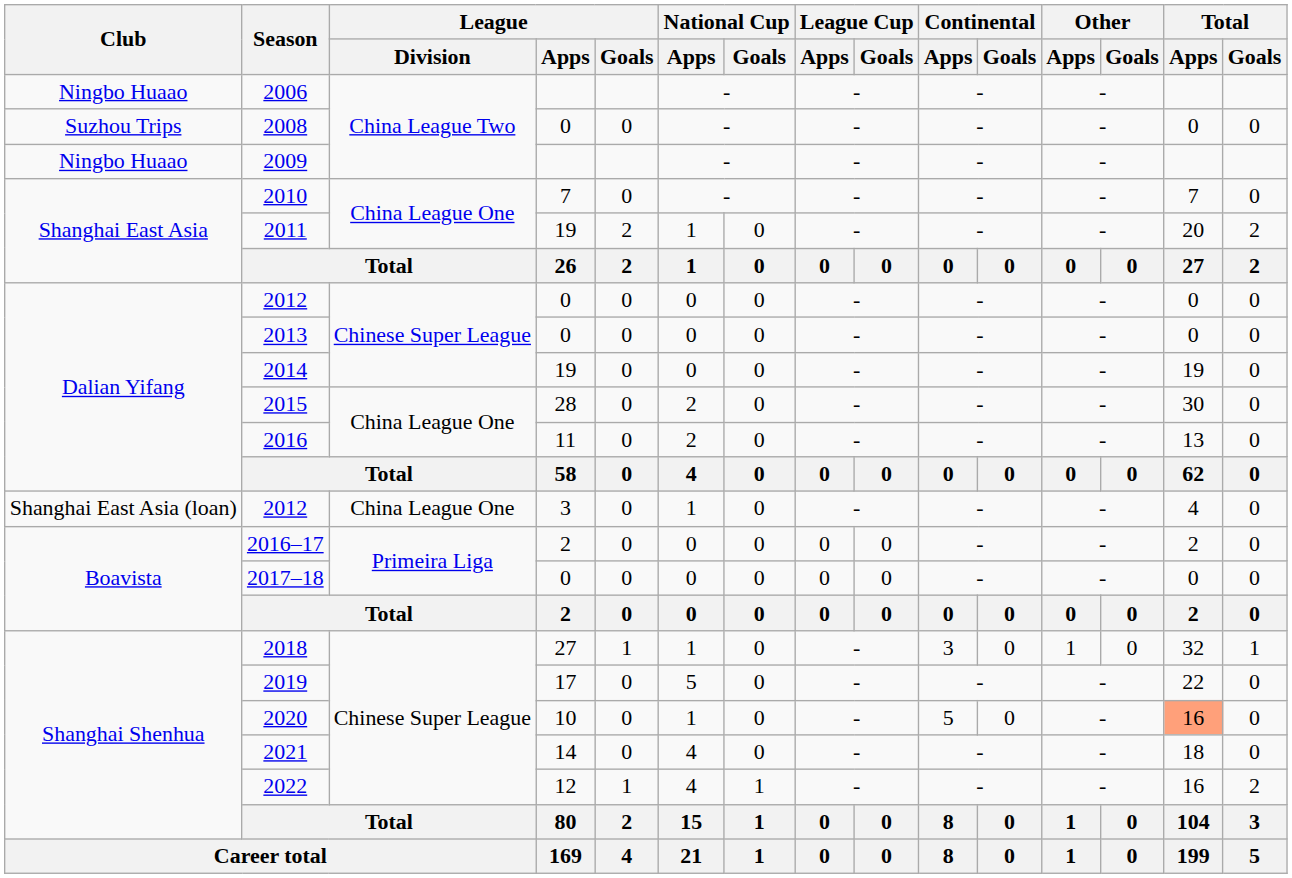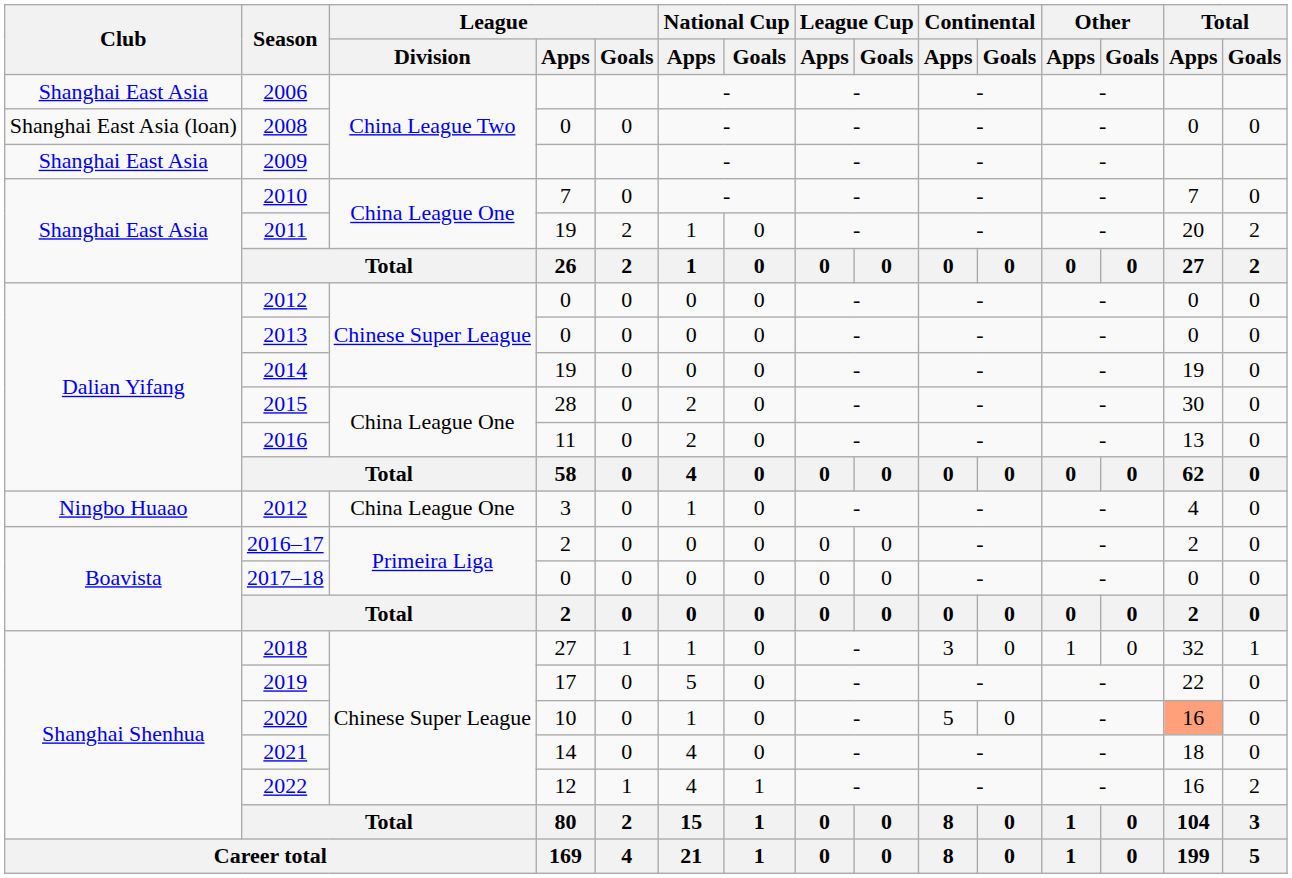(123, 91) Ningbo Huaao -> (123, 91) Shanghai East Asia
(123, 126) Suzhou Trips -> (123, 126) Shanghai East Asia (loan)
(123, 160) Ningbo Huaao -> (123, 160) Shanghai East Asia
(123, 508) Shanghai East Asia (loan) -> (123, 508) Ningbo Huaao
